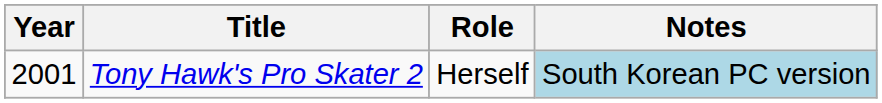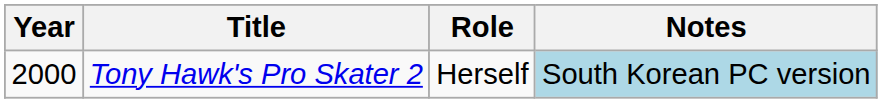(44, 73) 2001 -> (44, 73) 2000
